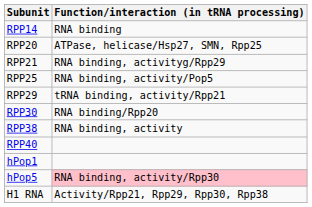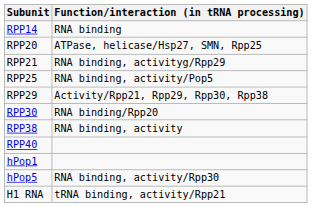(140, 95) tRNA binding, activity/Rpp21 -> (161, 95) Activity/Rpp21, Rpp29, Rpp30, Rpp38
(137, 178) pink background -> (137, 178) no background
(161, 194) Activity/Rpp21, Rpp29, Rpp30, Rpp38 -> (140, 194) tRNA binding, activity/Rpp21
